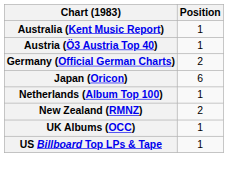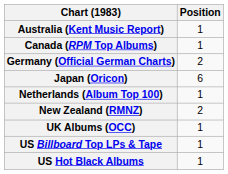- row: (91, 45)
+ row: (91, 45)
+ row: (91, 161)
